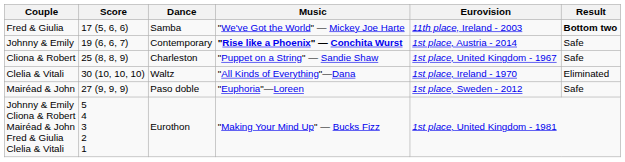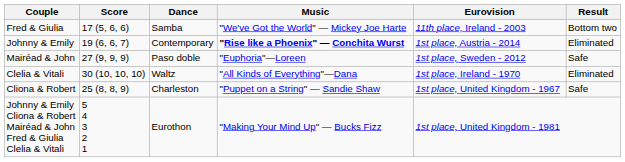(590, 27) bold -> (593, 27) normal
(574, 43) Safe -> (591, 43) Eliminated
rows swapped: (41, 58) <-> (41, 89)
